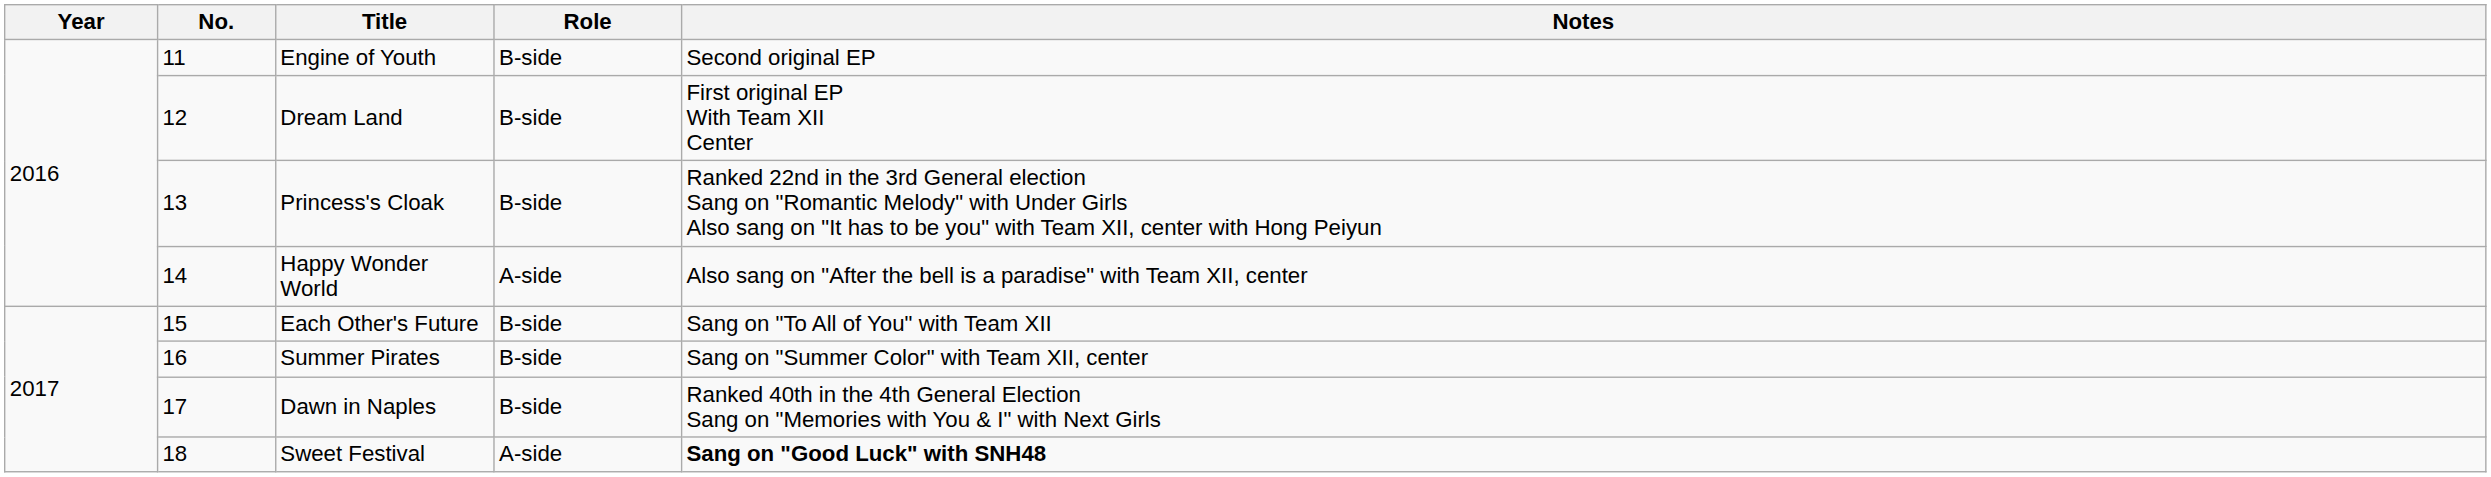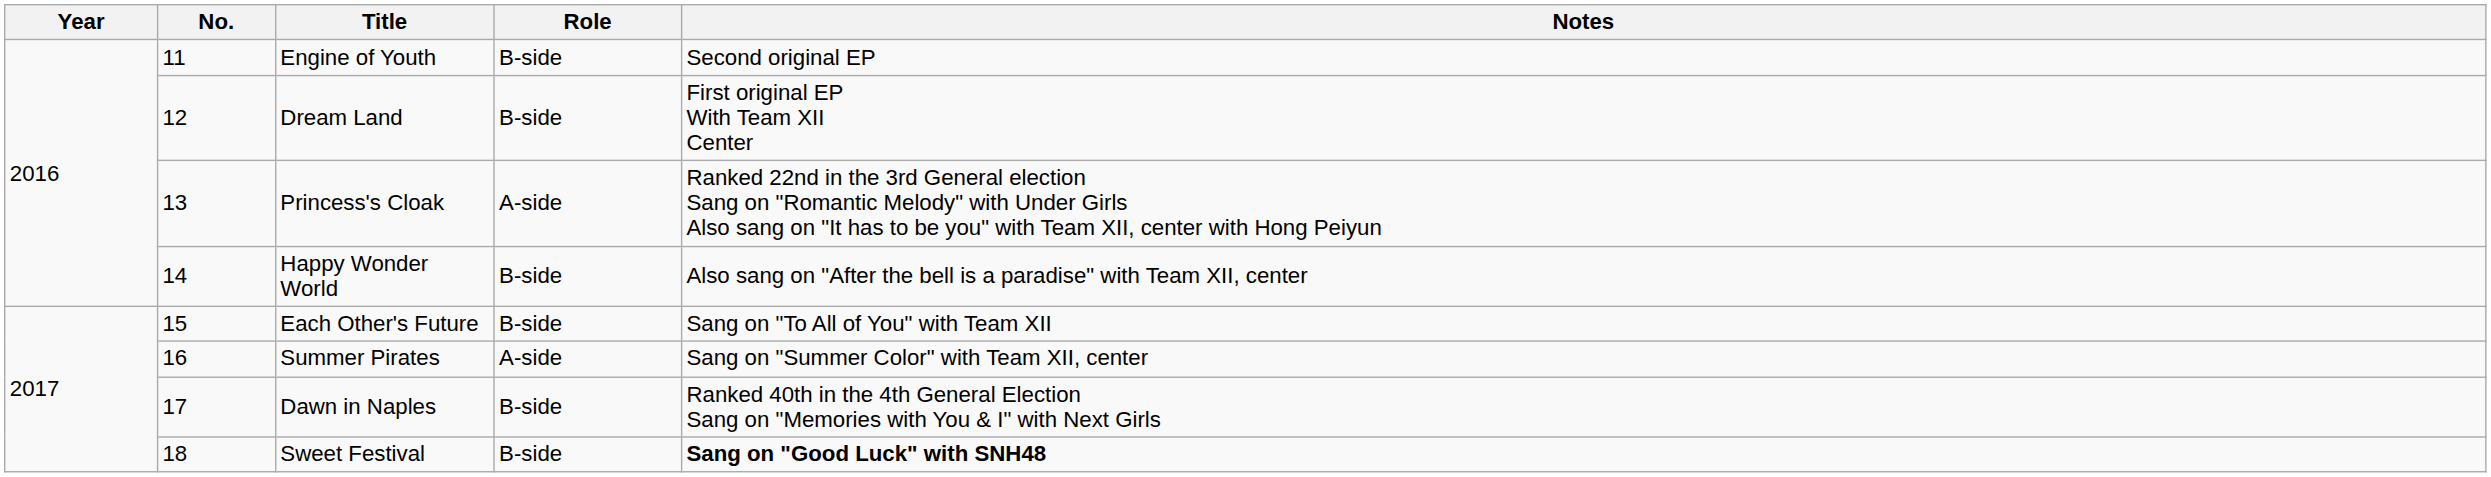(531, 203) B-side -> (531, 203) A-side
(531, 275) A-side -> (531, 275) B-side
(531, 358) B-side -> (531, 358) A-side
(531, 454) A-side -> (531, 454) B-side
